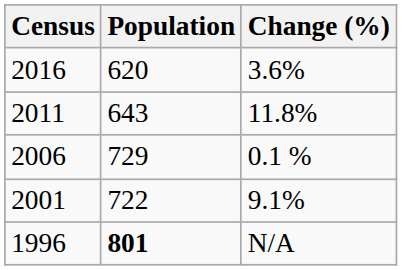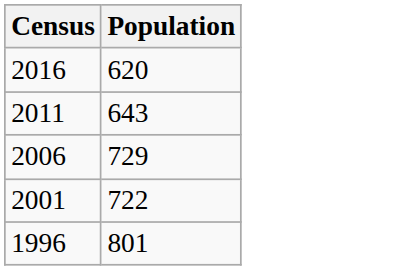- column: (319, 26)
(128, 243) bold -> (128, 243) normal
